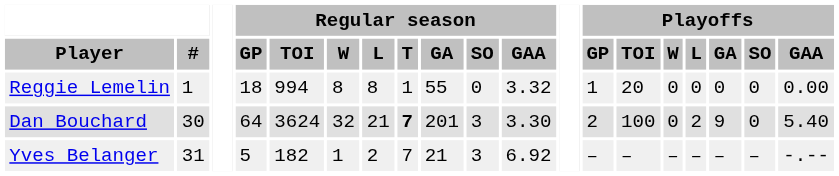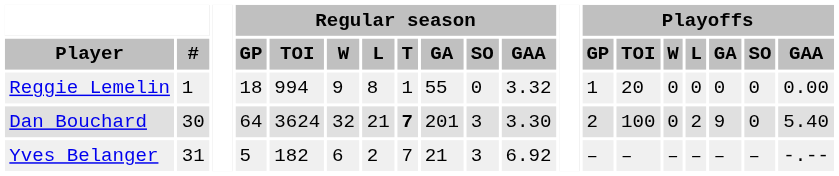(338, 88) 8 -> (338, 88) 9
(338, 156) 1 -> (338, 156) 6
